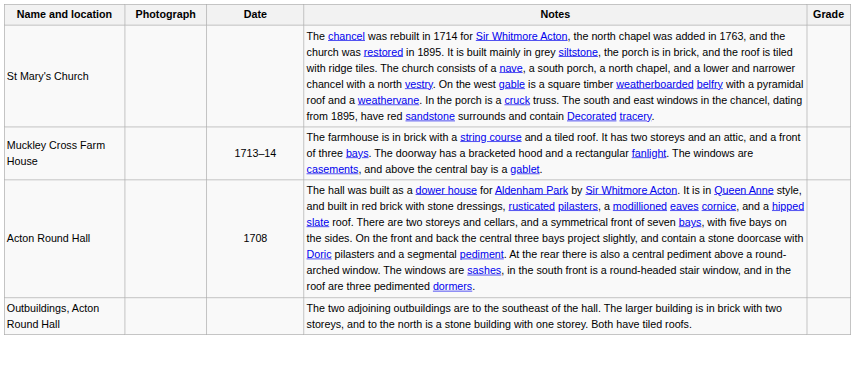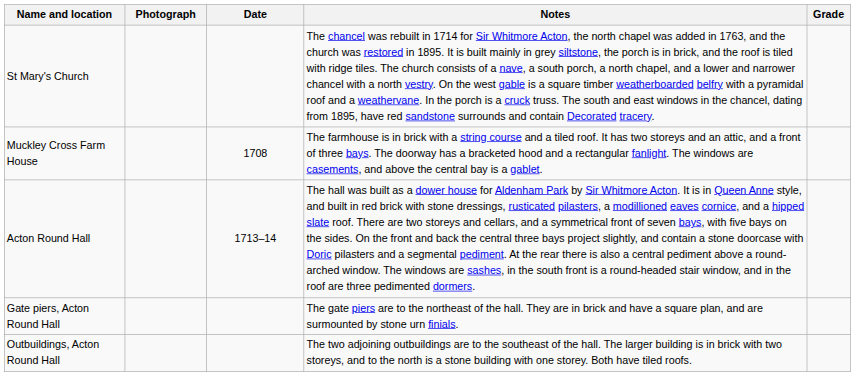(255, 153) 1713–14 -> (255, 153) 1708
(255, 238) 1708 -> (255, 238) 1713–14
+ row: (48, 316)
